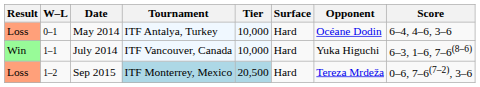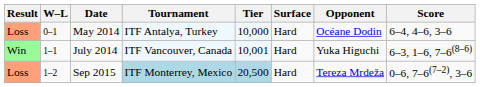(253, 51) 10,000 -> (253, 51) 10,001
